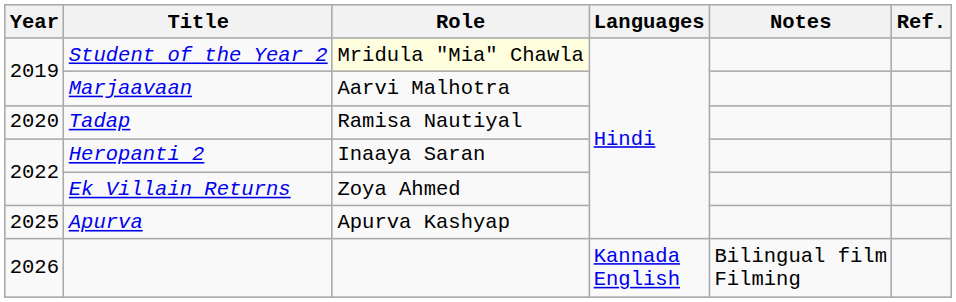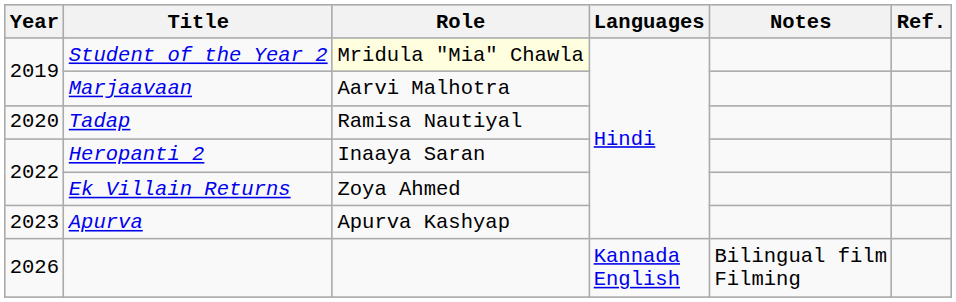(34, 222) 2025 -> (34, 222) 2023
